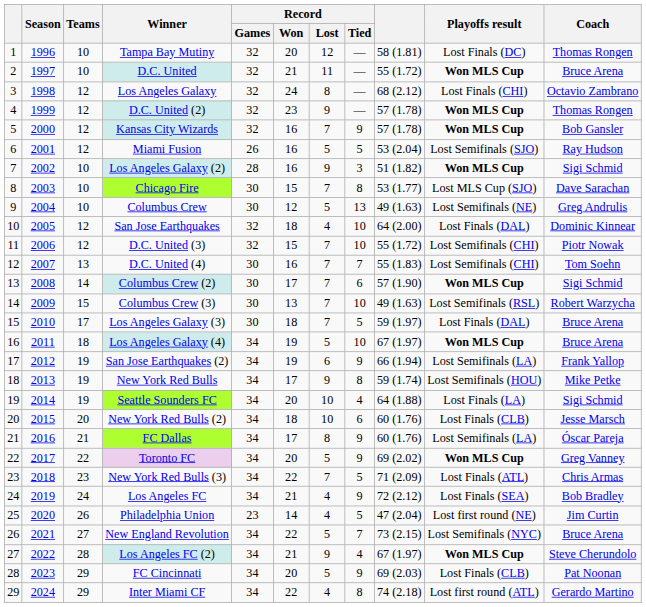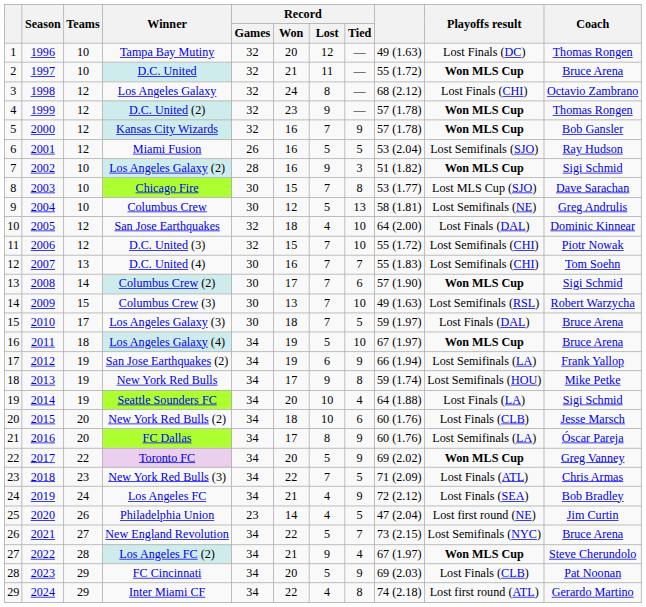(399, 52) 58 (1.81) -> (399, 52) 49 (1.63)
(399, 206) 49 (1.63) -> (399, 206) 58 (1.81)
(83, 438) 21 -> (83, 438) 20
